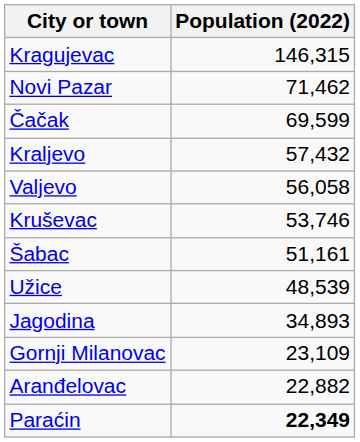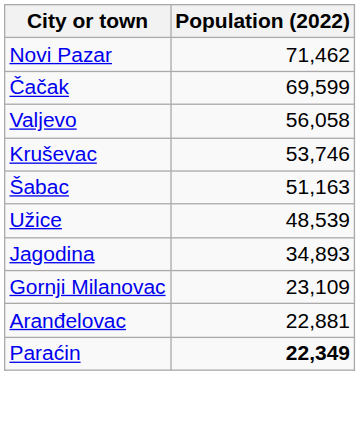- row: (62, 54)
- row: (47, 154)
(318, 253) 51,161 -> (318, 187) 51,163
(318, 386) 22,882 -> (318, 320) 22,881
